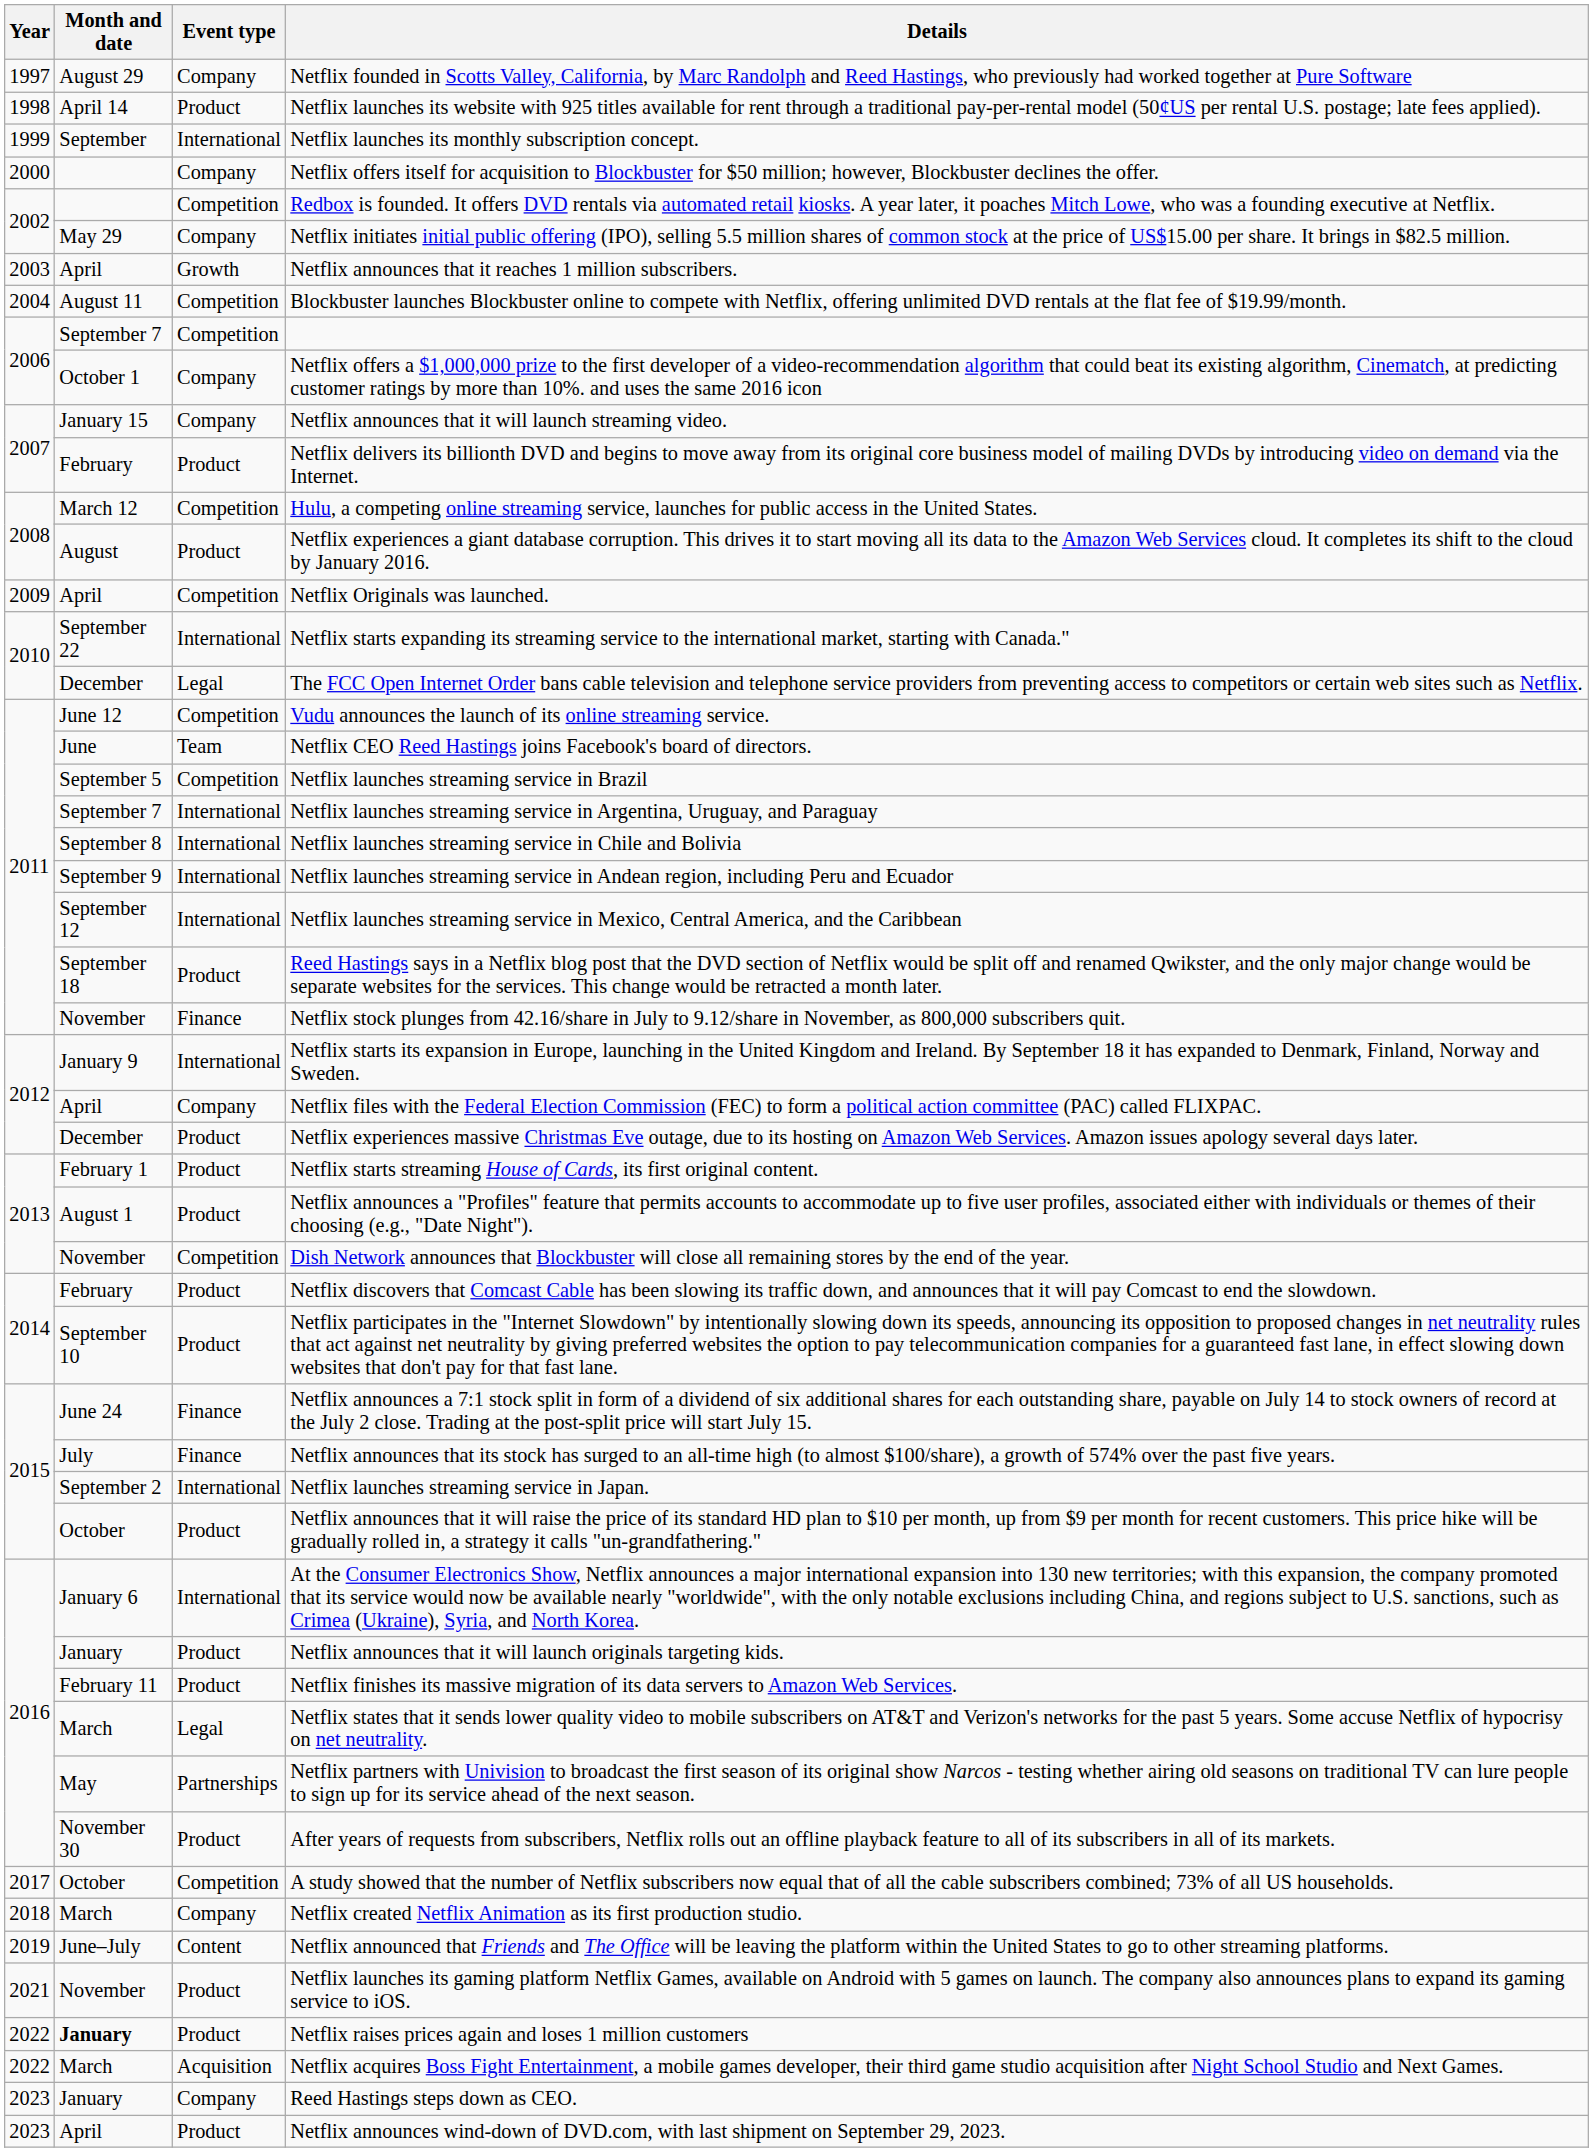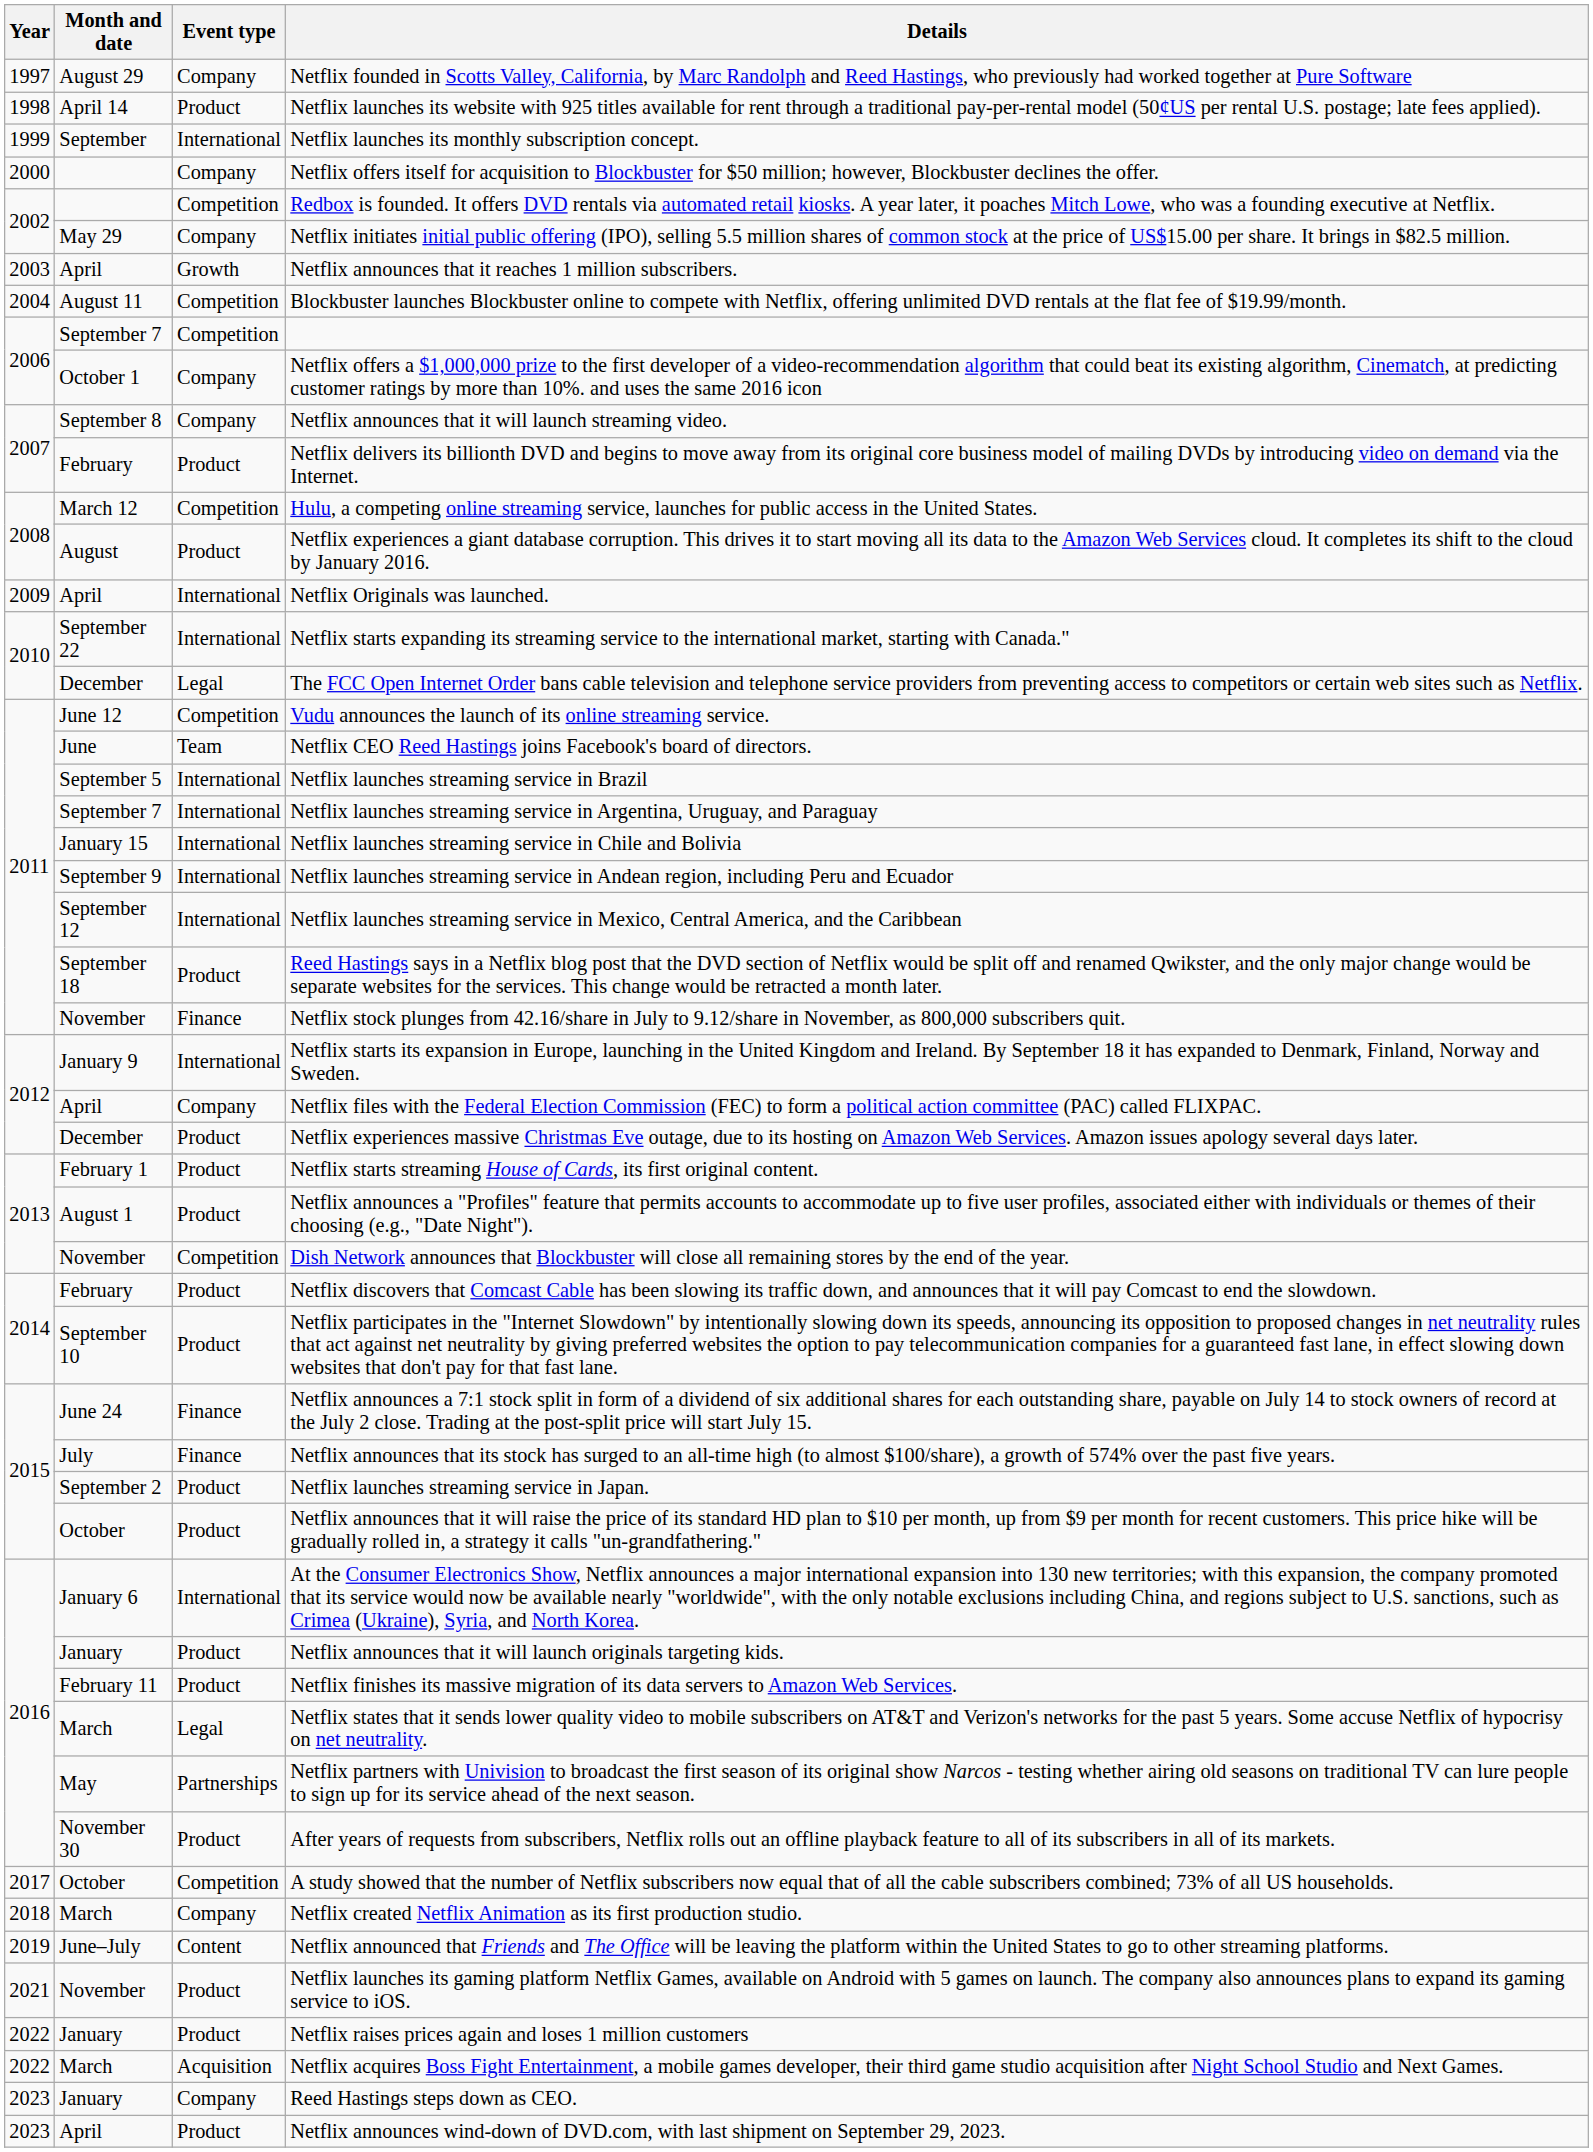(104, 420) January 15 -> (110, 420) September 8
(228, 595) Competition -> (229, 595) International
(228, 779) Competition -> (229, 779) International
(110, 843) September 8 -> (104, 843) January 15
(229, 1487) International -> (209, 1487) Product
(95, 2034) bold -> (91, 2034) normal
